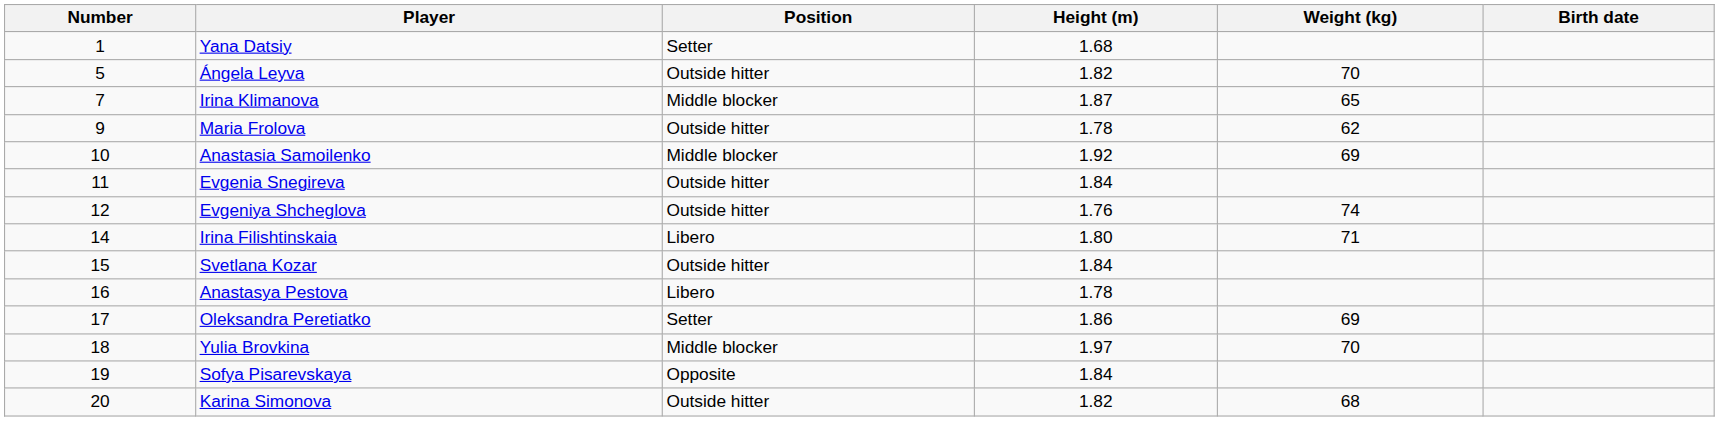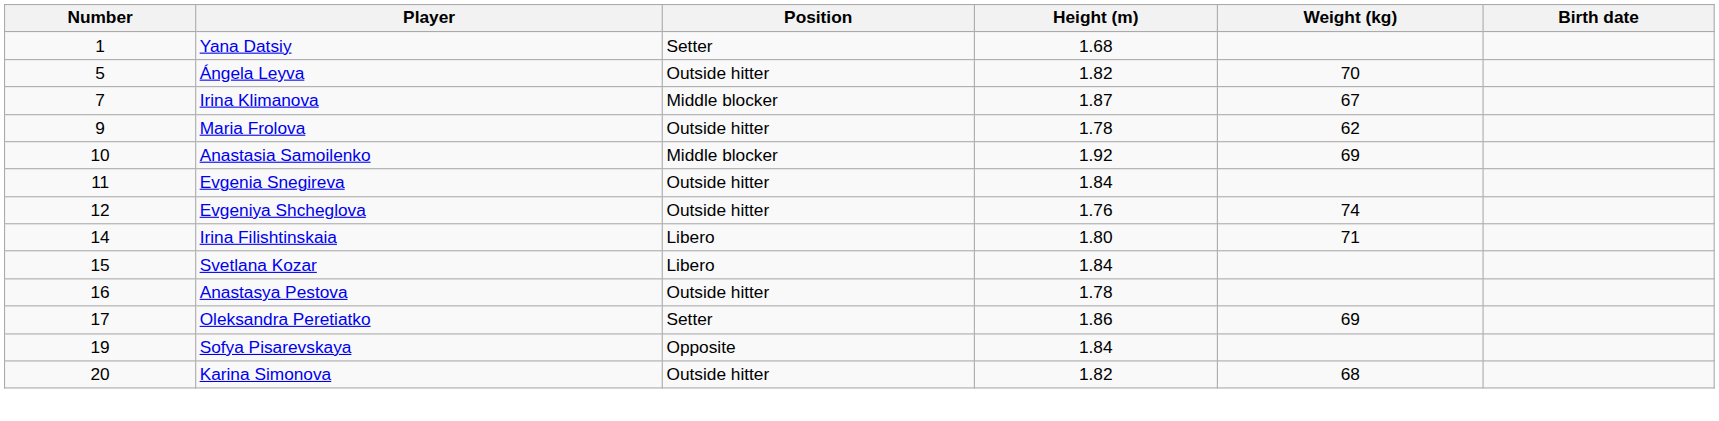(1350, 100) 65 -> (1350, 100) 67
(718, 264) Outside hitter -> (690, 264) Libero
(690, 292) Libero -> (718, 292) Outside hitter
- row: (254, 347)
